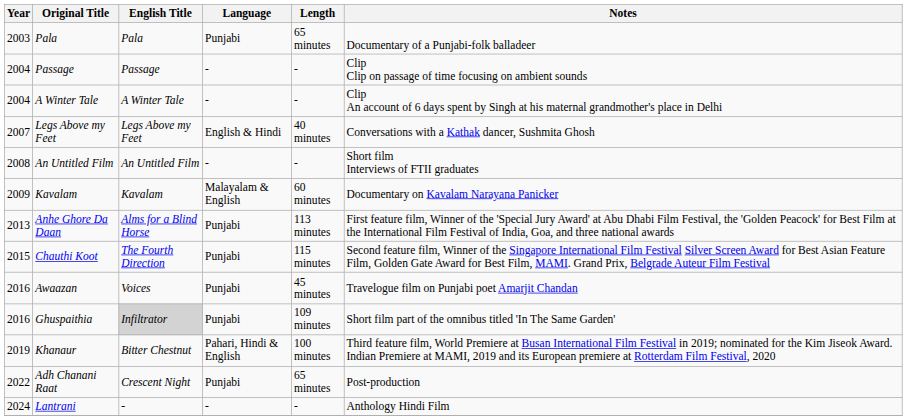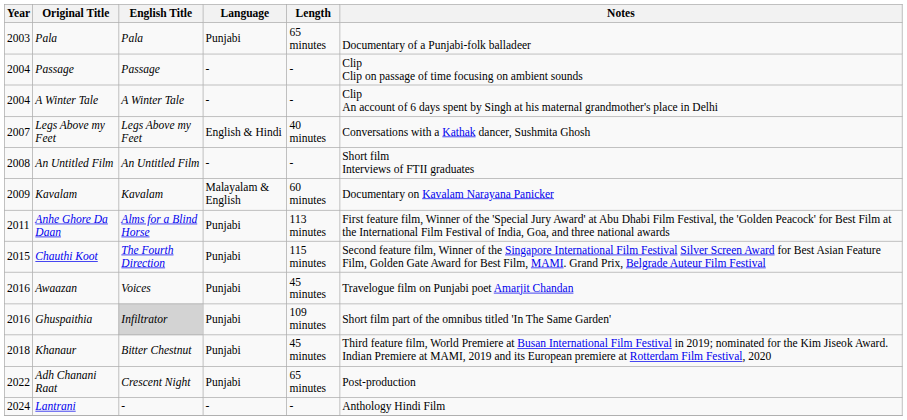(19, 225) 2013 -> (18, 225) 2011
(19, 350) 2019 -> (19, 350) 2018
(242, 350) Pahari, Hindi & English -> (223, 350) Punjabi
(312, 350) 100 minutes -> (308, 350) 45 minutes
